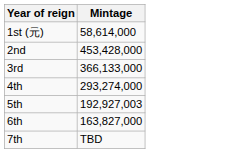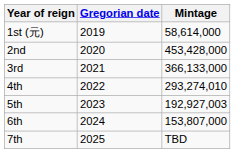+ column: (120, 13)
(111, 86) 293,274,000 -> (196, 86) 293,274,010
(111, 122) 163,827,000 -> (196, 122) 153,807,000
